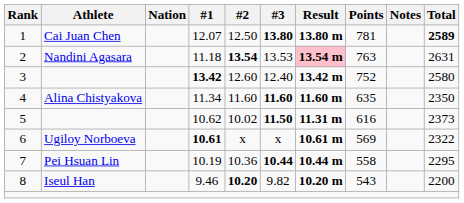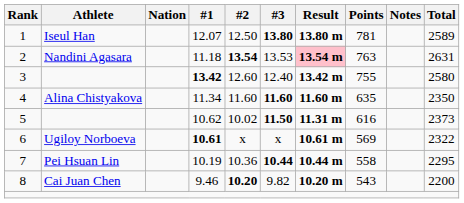(82, 35) Cai Juan Chen -> (69, 35) Iseul Han
(441, 35) bold -> (441, 35) normal
(366, 77) 752 -> (366, 77) 755
(69, 181) Iseul Han -> (82, 181) Cai Juan Chen
